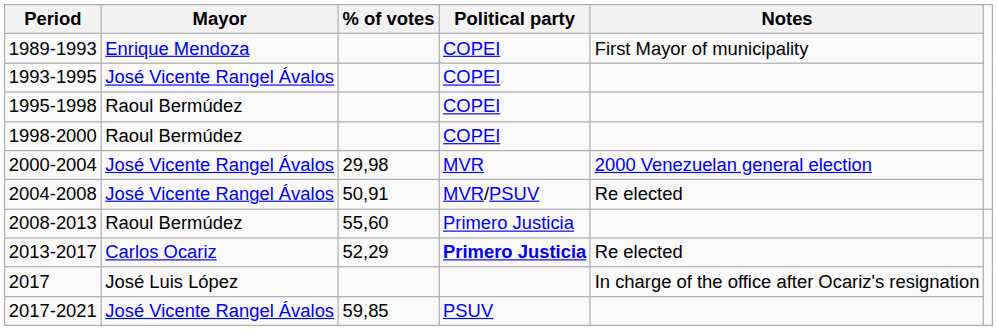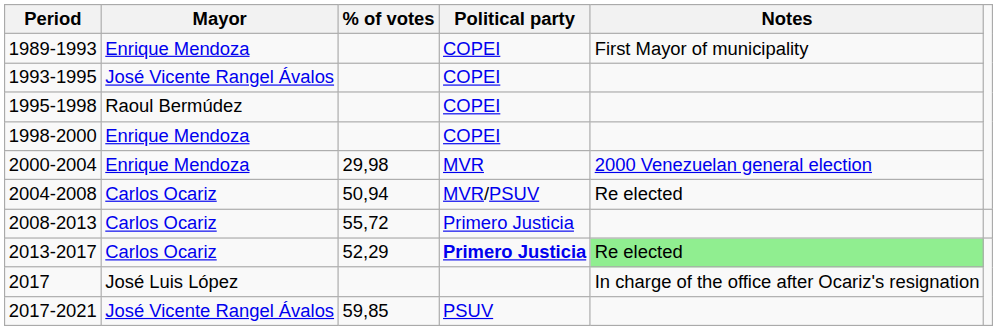(174, 135) Raoul Bermúdez -> (177, 135) Enrique Mendoza
(220, 164) José Vicente Rangel Ávalos -> (177, 164) Enrique Mendoza
(220, 194) José Vicente Rangel Ávalos -> (161, 194) Carlos Ocariz
(366, 194) 50,91 -> (366, 194) 50,94
(174, 223) Raoul Bermúdez -> (161, 223) Carlos Ocariz
(366, 223) 55,60 -> (366, 223) 55,72
(639, 252) no background -> (639, 252) lightgreen background
